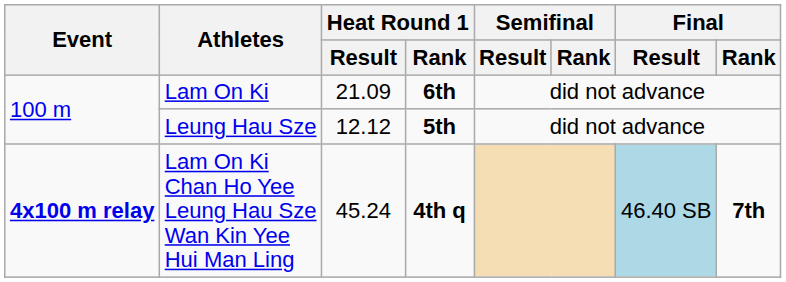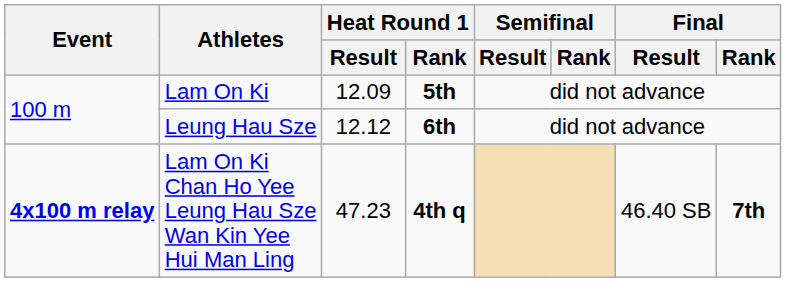(363, 92) 21.09 -> (363, 92) 12.09
(439, 92) 6th -> (439, 92) 5th
(439, 127) 5th -> (439, 127) 6th
(363, 211) 45.24 -> (363, 211) 47.23
(666, 211) lightblue background -> (666, 211) no background
